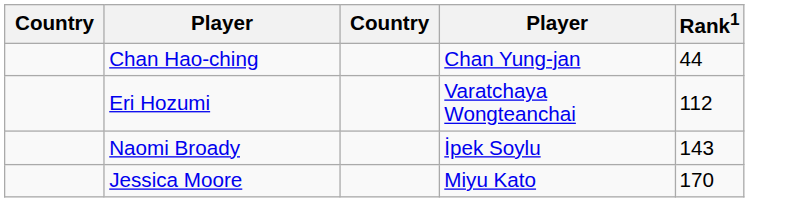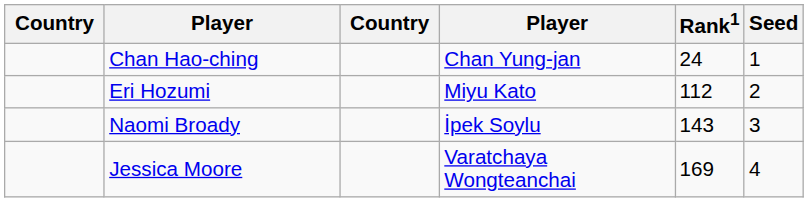+ column: (774, 23)
(691, 59) 44 -> (691, 59) 24
(510, 103) Varatchaya Wongteanchai -> (490, 91) Miyu Kato
(490, 180) Miyu Kato -> (510, 168) Varatchaya Wongteanchai
(697, 180) 170 -> (697, 168) 169
